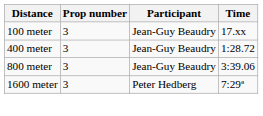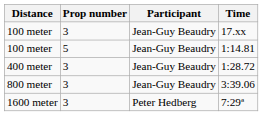+ row: (238, 48)
